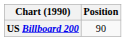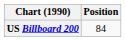(101, 28) 90 -> (101, 28) 84
